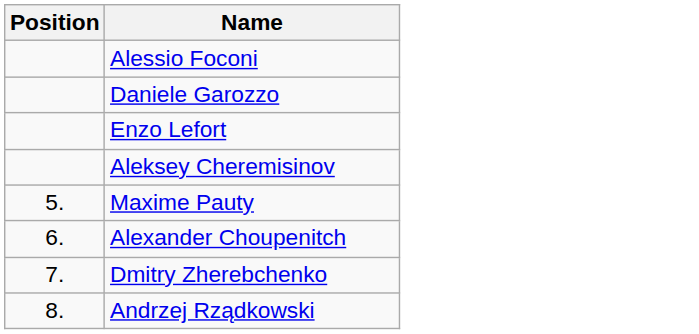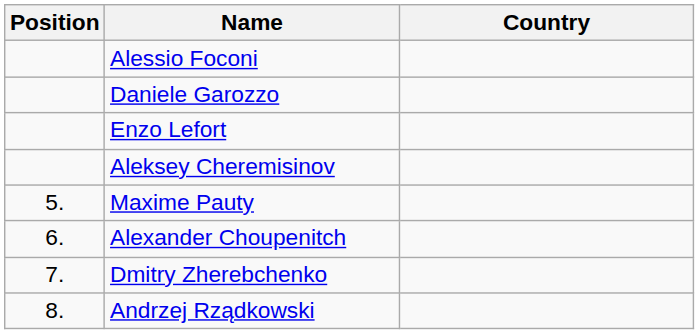+ column: (546, 22)
